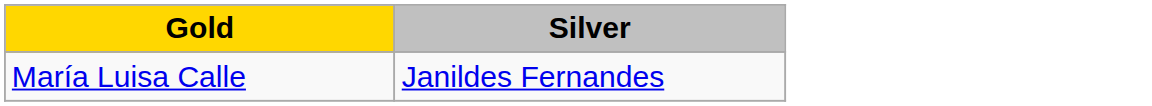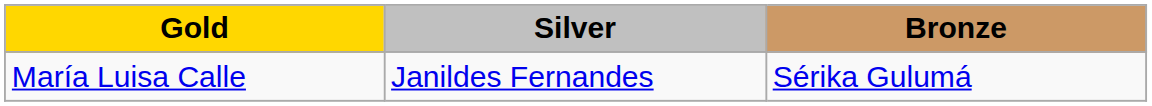+ column: (956, 28)
